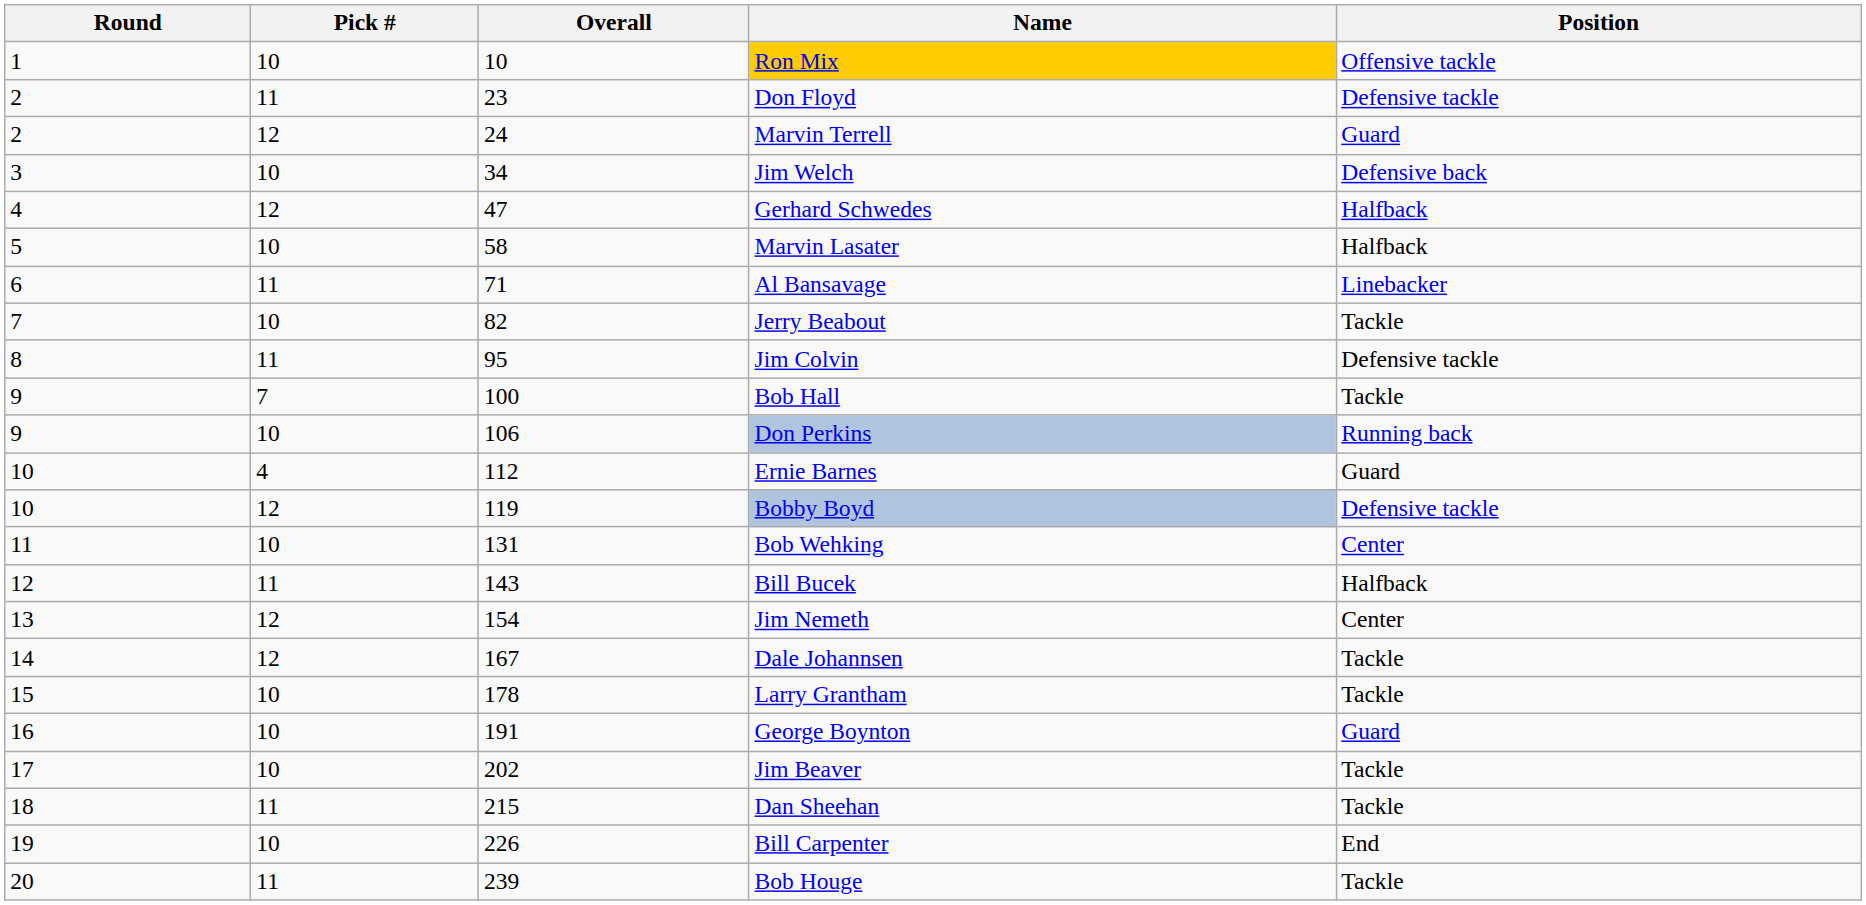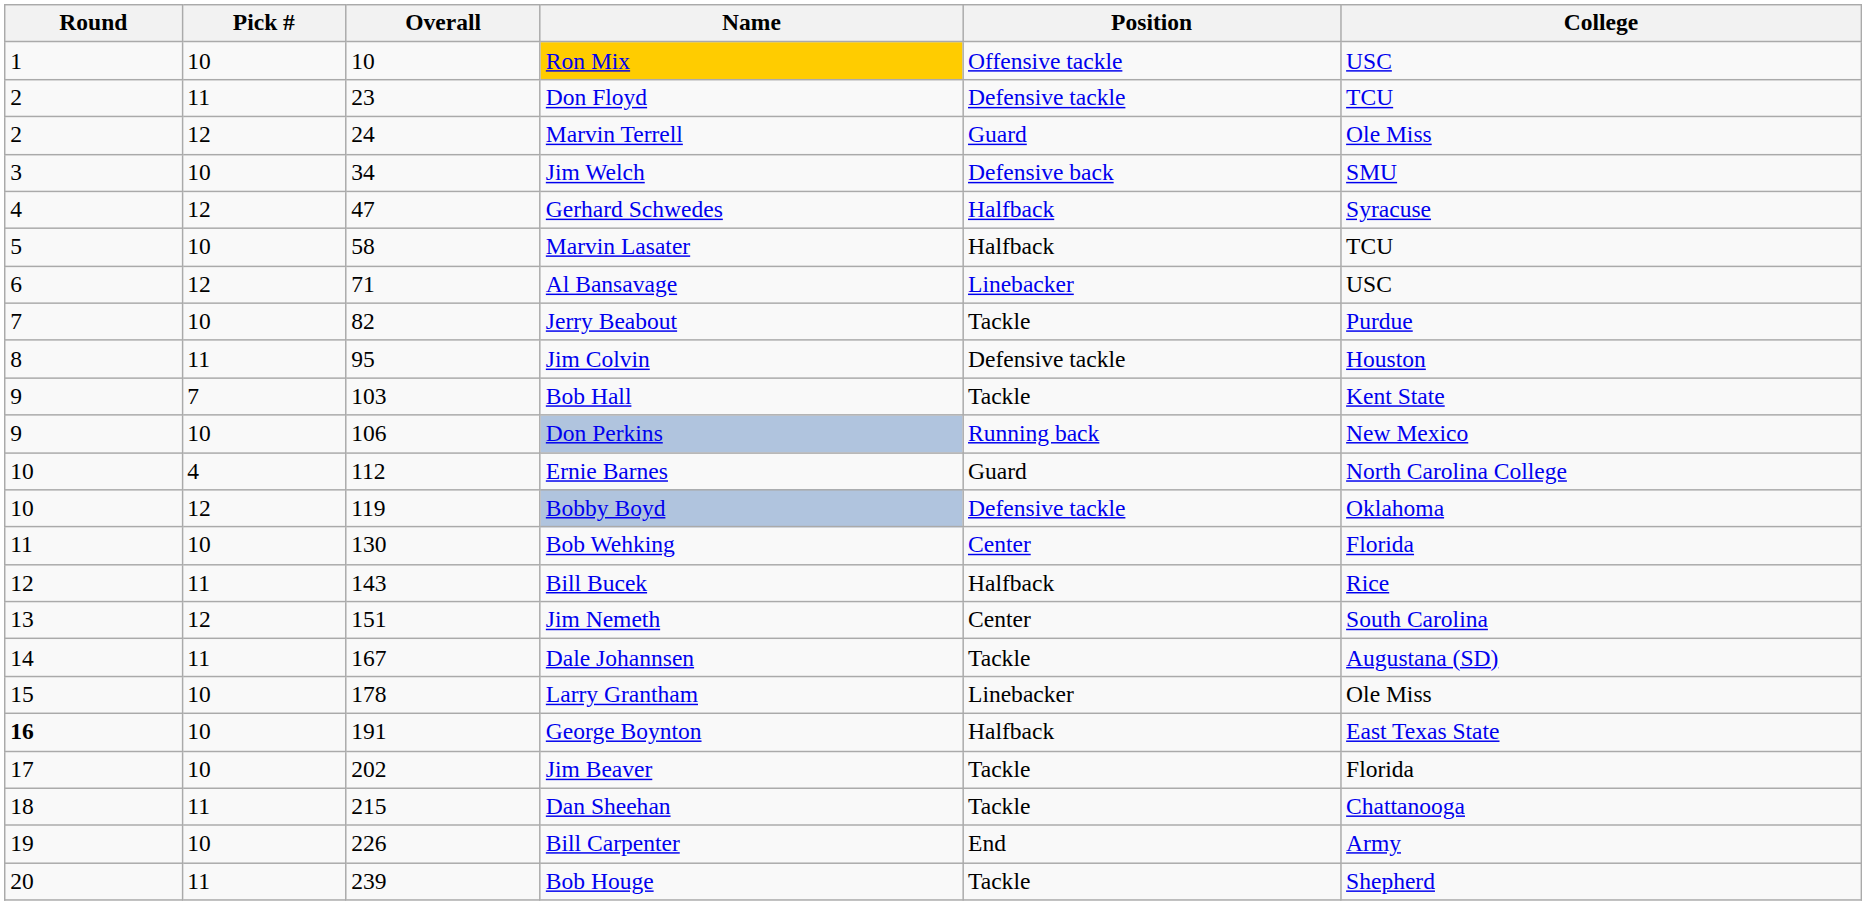+ column: (1601, 23)
(268, 284) 11 -> (199, 284) 12
(502, 396) 100 -> (369, 396) 103
(502, 545) 131 -> (369, 545) 130
(502, 619) 154 -> (369, 619) 151
(268, 657) 12 -> (199, 657) 11
(1372, 694) Tackle -> (1021, 694) Linebacker
(22, 731) normal -> (22, 731) bold
(1371, 731) Guard -> (1011, 731) Halfback
